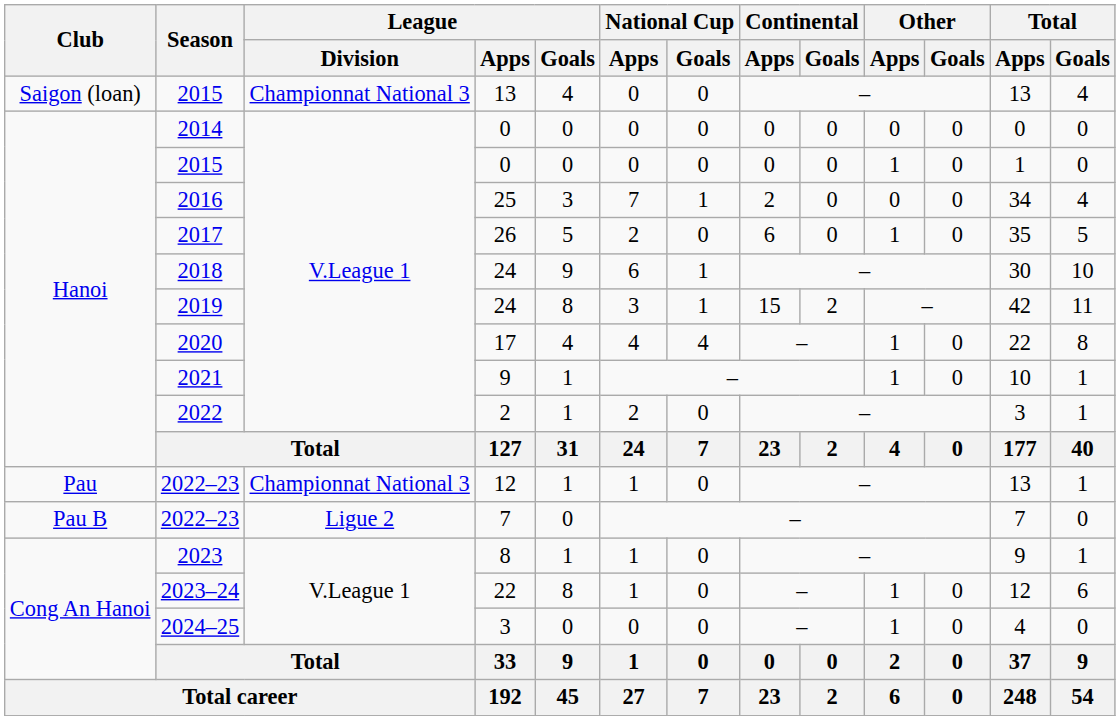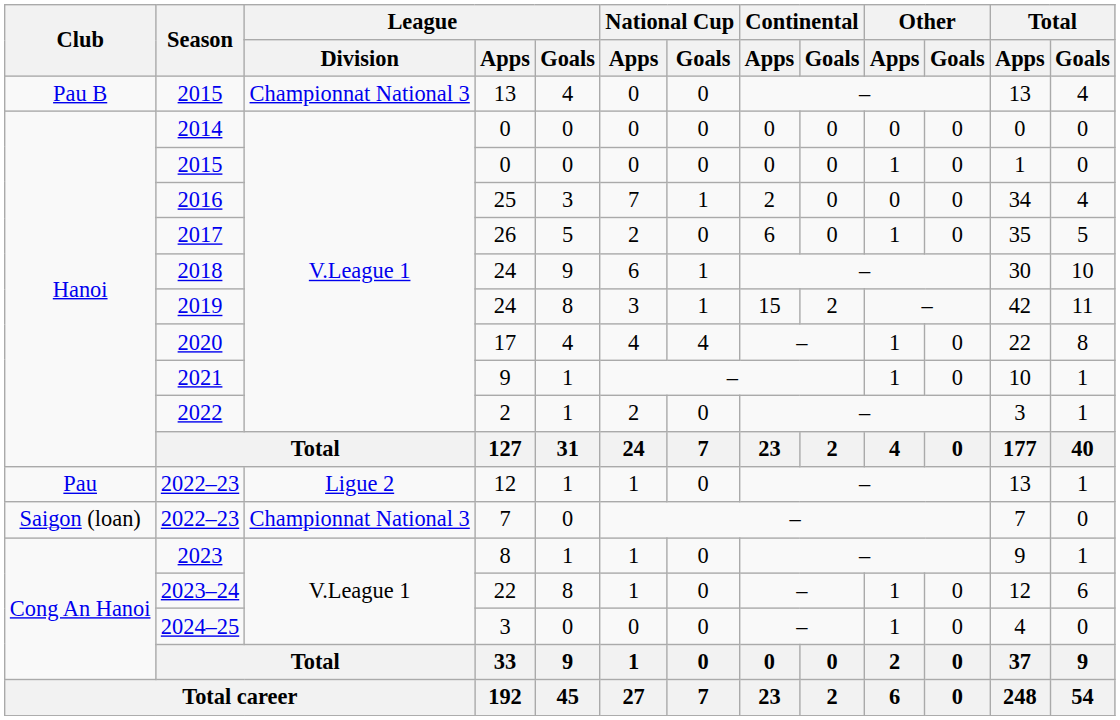(80, 93) Saigon (loan) -> (80, 93) Pau B
(360, 484) Championnat National 3 -> (360, 484) Ligue 2
(80, 519) Pau B -> (80, 519) Saigon (loan)
(360, 519) Ligue 2 -> (360, 519) Championnat National 3
